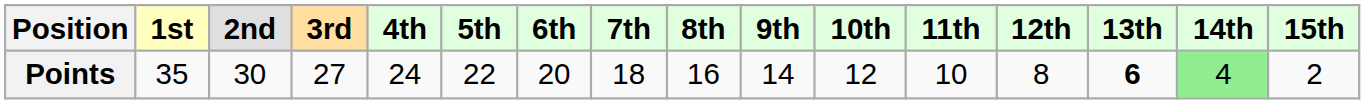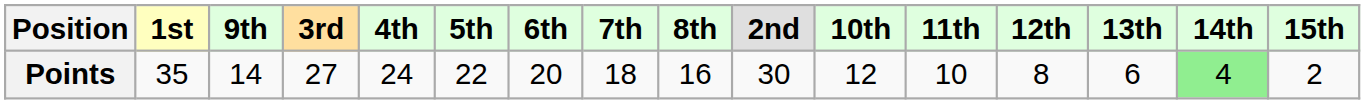columns swapped: (250, 28) <-> (778, 28)
(1132, 74) bold -> (1132, 74) normal
